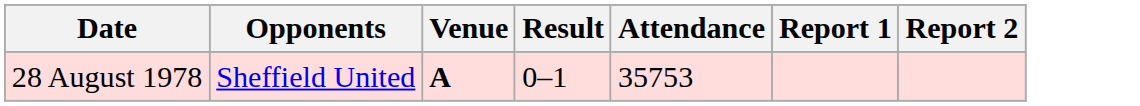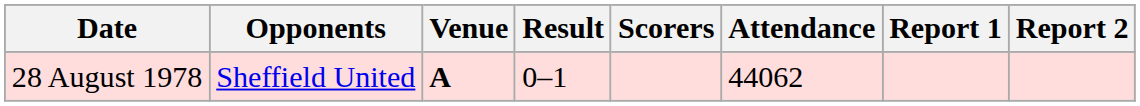+ column: (666, 28)
(656, 76) 35753 -> (766, 76) 44062
